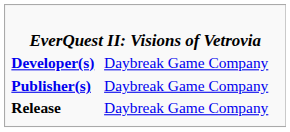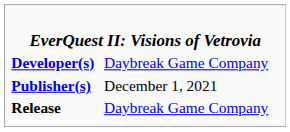(186, 85) Daybreak Game Company -> (161, 85) December 1, 2021
